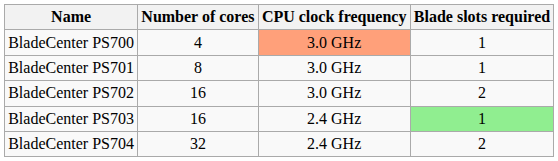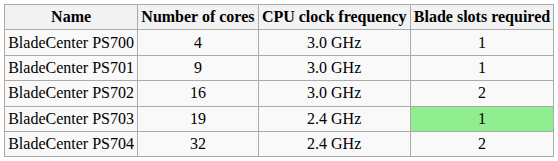(334, 42) lightsalmon background -> (334, 42) no background
(198, 67) 8 -> (198, 67) 9
(198, 118) 16 -> (198, 118) 19
